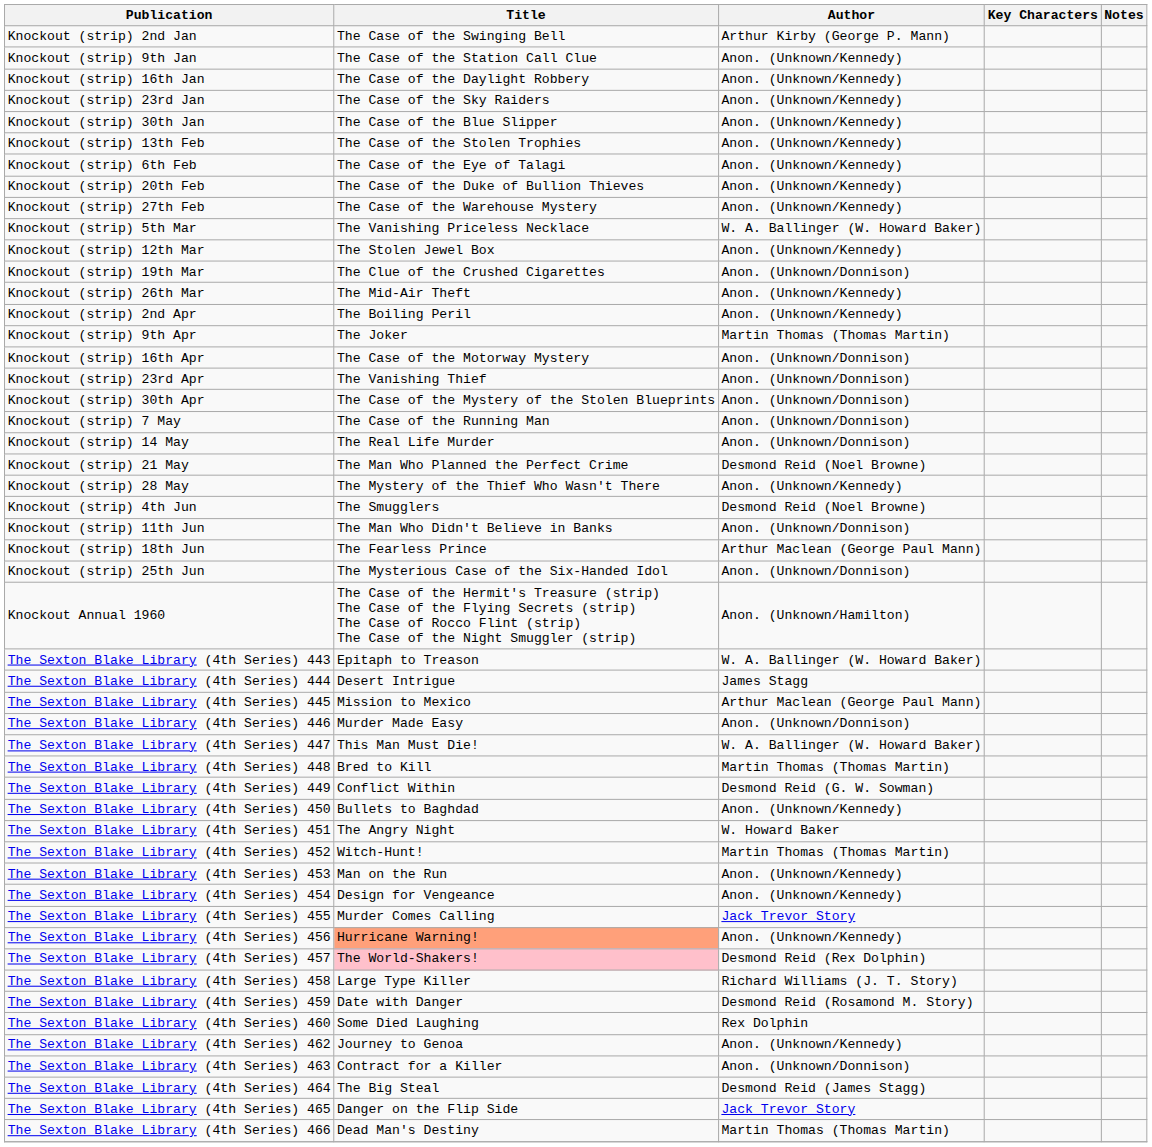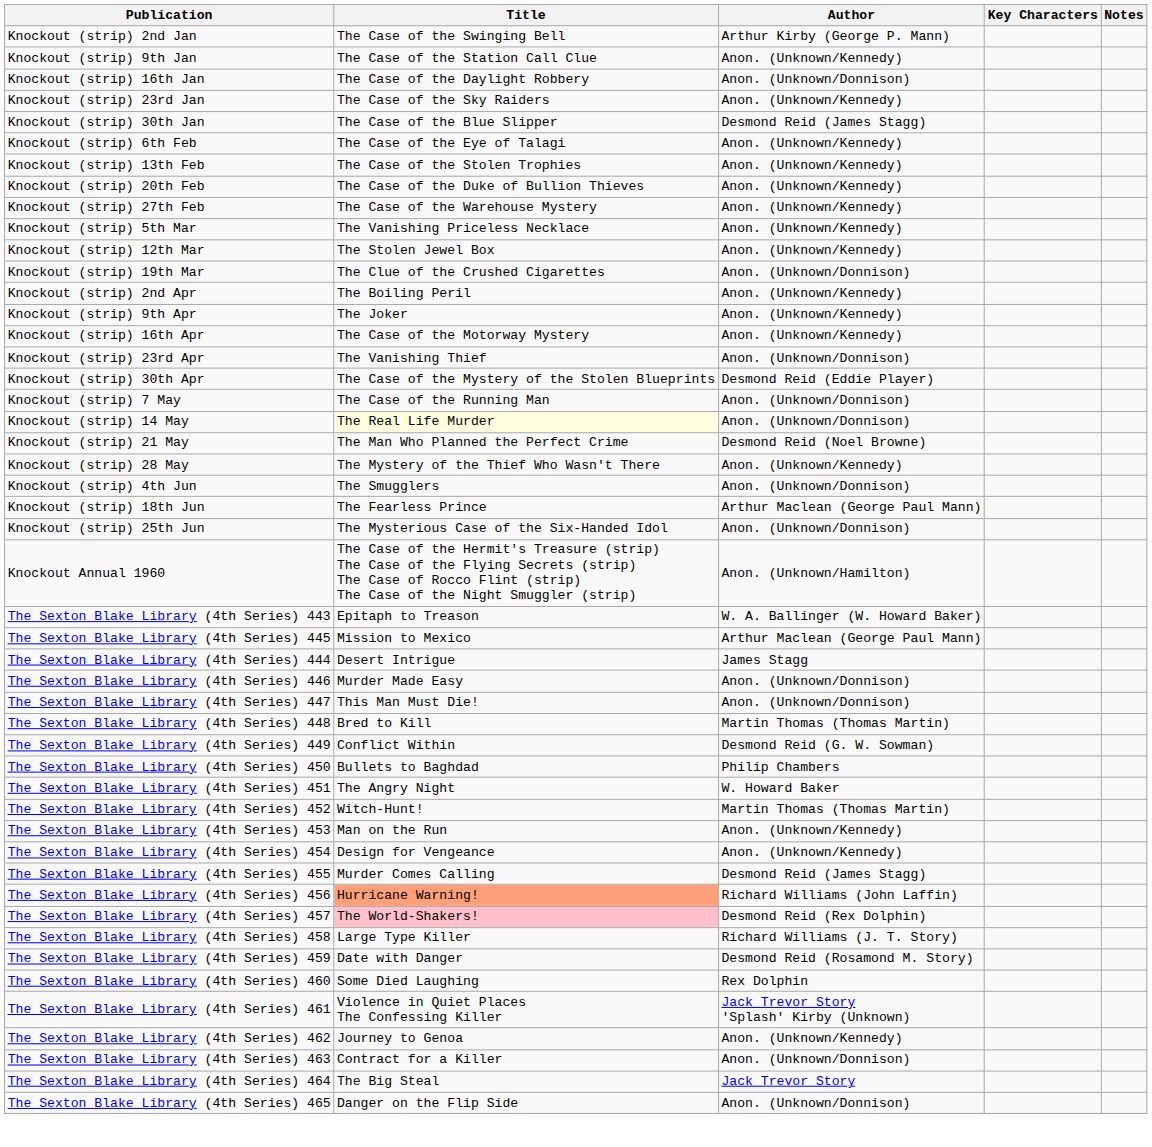(812, 79) Anon. (Unknown/Kennedy) -> (816, 79) Anon. (Unknown/Donnison)
(812, 122) Anon. (Unknown/Kennedy) -> (824, 122) Desmond Reid (James Stagg)
rows swapped: (102, 165) <-> (106, 144)
(851, 229) W. A. Ballinger (W. Howard Baker) -> (812, 229) Anon. (Unknown/Kennedy)
- row: (106, 293)
(836, 336) Martin Thomas (Thomas Martin) -> (812, 315) Anon. (Unknown/Kennedy)
(816, 358) Anon. (Unknown/Donnison) -> (812, 336) Anon. (Unknown/Kennedy)
(816, 400) Anon. (Unknown/Donnison) -> (828, 379) Desmond Reid (Eddie Player)
(416, 443) no background -> (416, 422) lightyellow background
(824, 507) Desmond Reid (Noel Browne) -> (816, 486) Anon. (Unknown/Donnison)
- row: (106, 529)
rows swapped: (169, 681) <-> (169, 703)
(851, 745) W. A. Ballinger (W. Howard Baker) -> (816, 703) Anon. (Unknown/Donnison)
(812, 810) Anon. (Unknown/Kennedy) -> (781, 767) Philip Chambers
(788, 917) Jack Trevor Story -> (824, 874) Desmond Reid (James Stagg)
(812, 938) Anon. (Unknown/Kennedy) -> (840, 895) Richard Williams (John Laffin)
+ row: (169, 1010)
(824, 1088) Desmond Reid (James Stagg) -> (788, 1082) Jack Trevor Story
(788, 1109) Jack Trevor Story -> (816, 1103) Anon. (Unknown/Donnison)
- row: (169, 1131)
